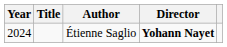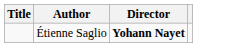- column: (19, 14)
